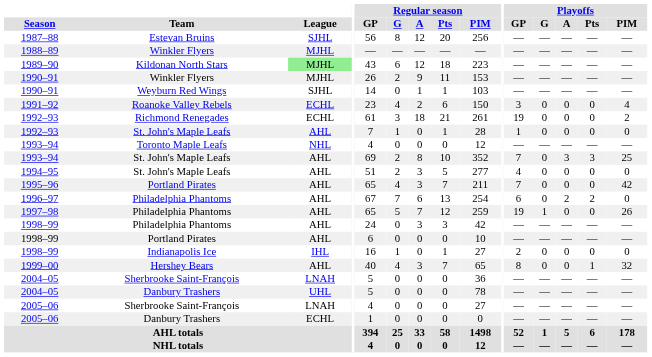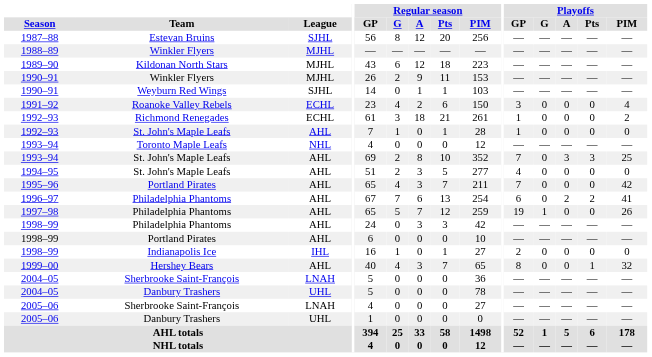(320, 64) lightgreen background -> (320, 64) no background
(519, 118) 19 -> (519, 118) 1
(627, 198) 0 -> (627, 198) 41
(320, 319) ECHL -> (320, 319) UHL
